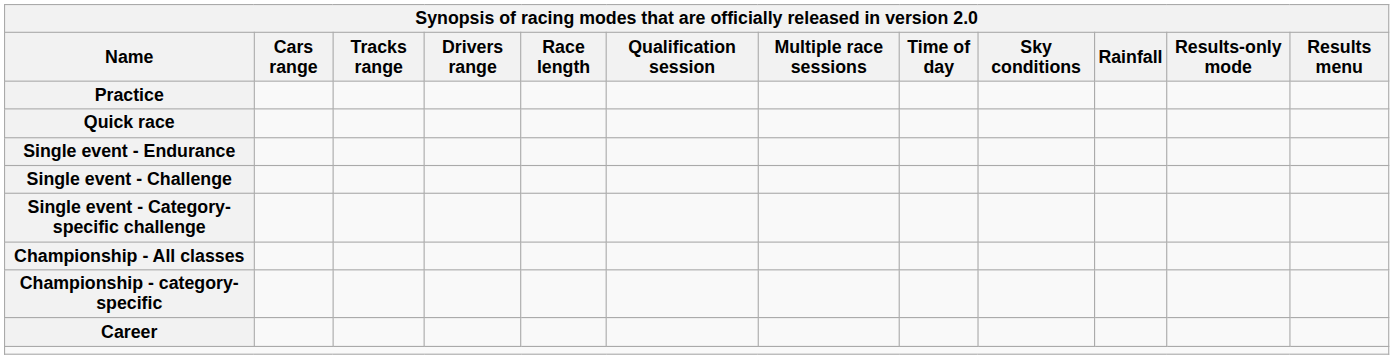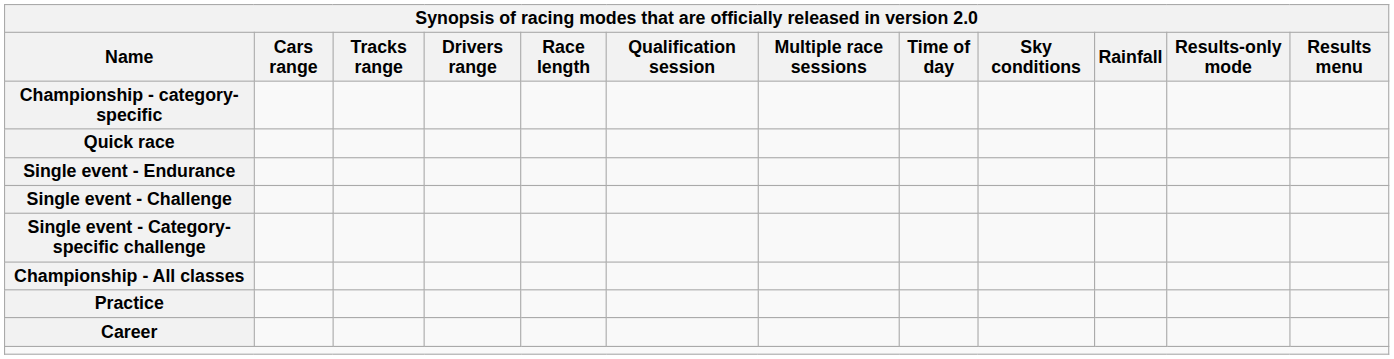rows swapped: (129, 94) <-> (129, 293)
